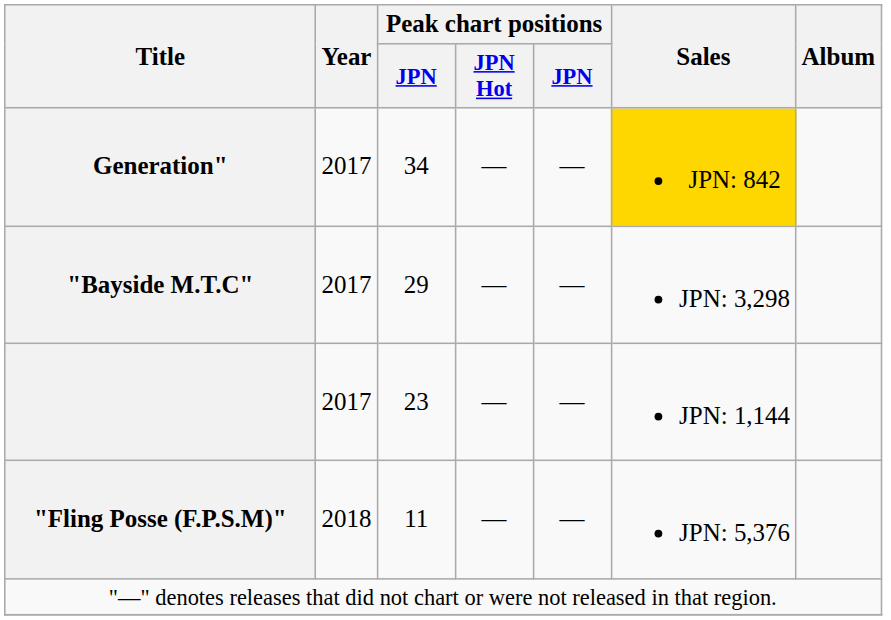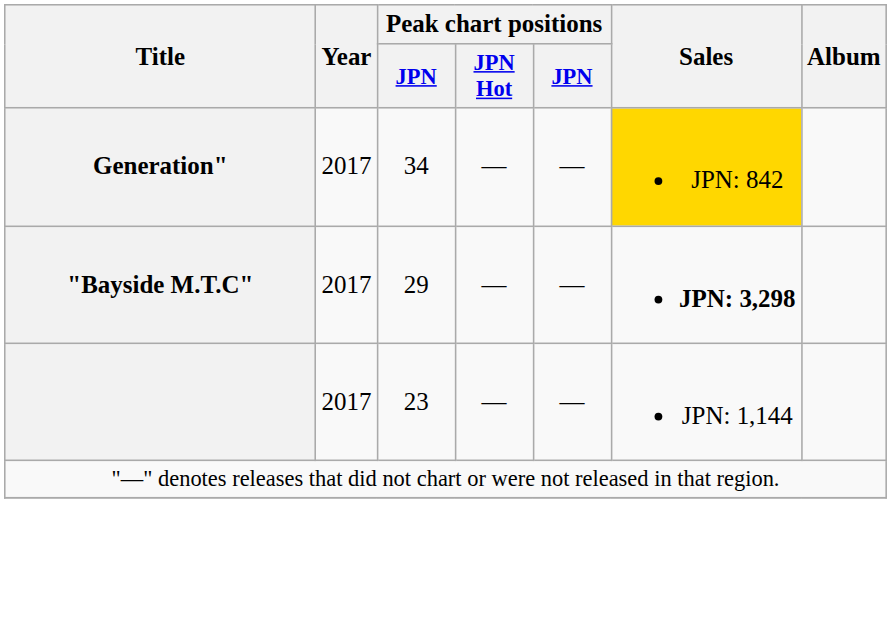(703, 298) normal -> (706, 298) bold
- row: (160, 519)
